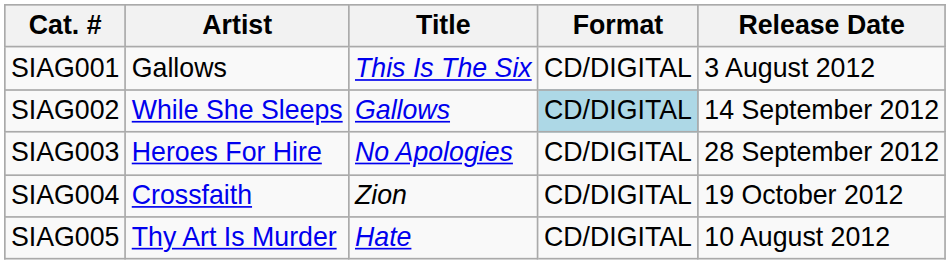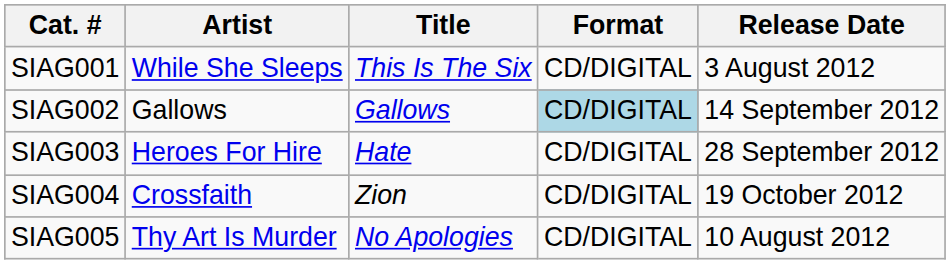(179, 68) Gallows -> (237, 68) While She Sleeps
(237, 110) While She Sleeps -> (179, 110) Gallows
(434, 152) No Apologies -> (383, 152) Hate
(383, 237) Hate -> (434, 237) No Apologies
